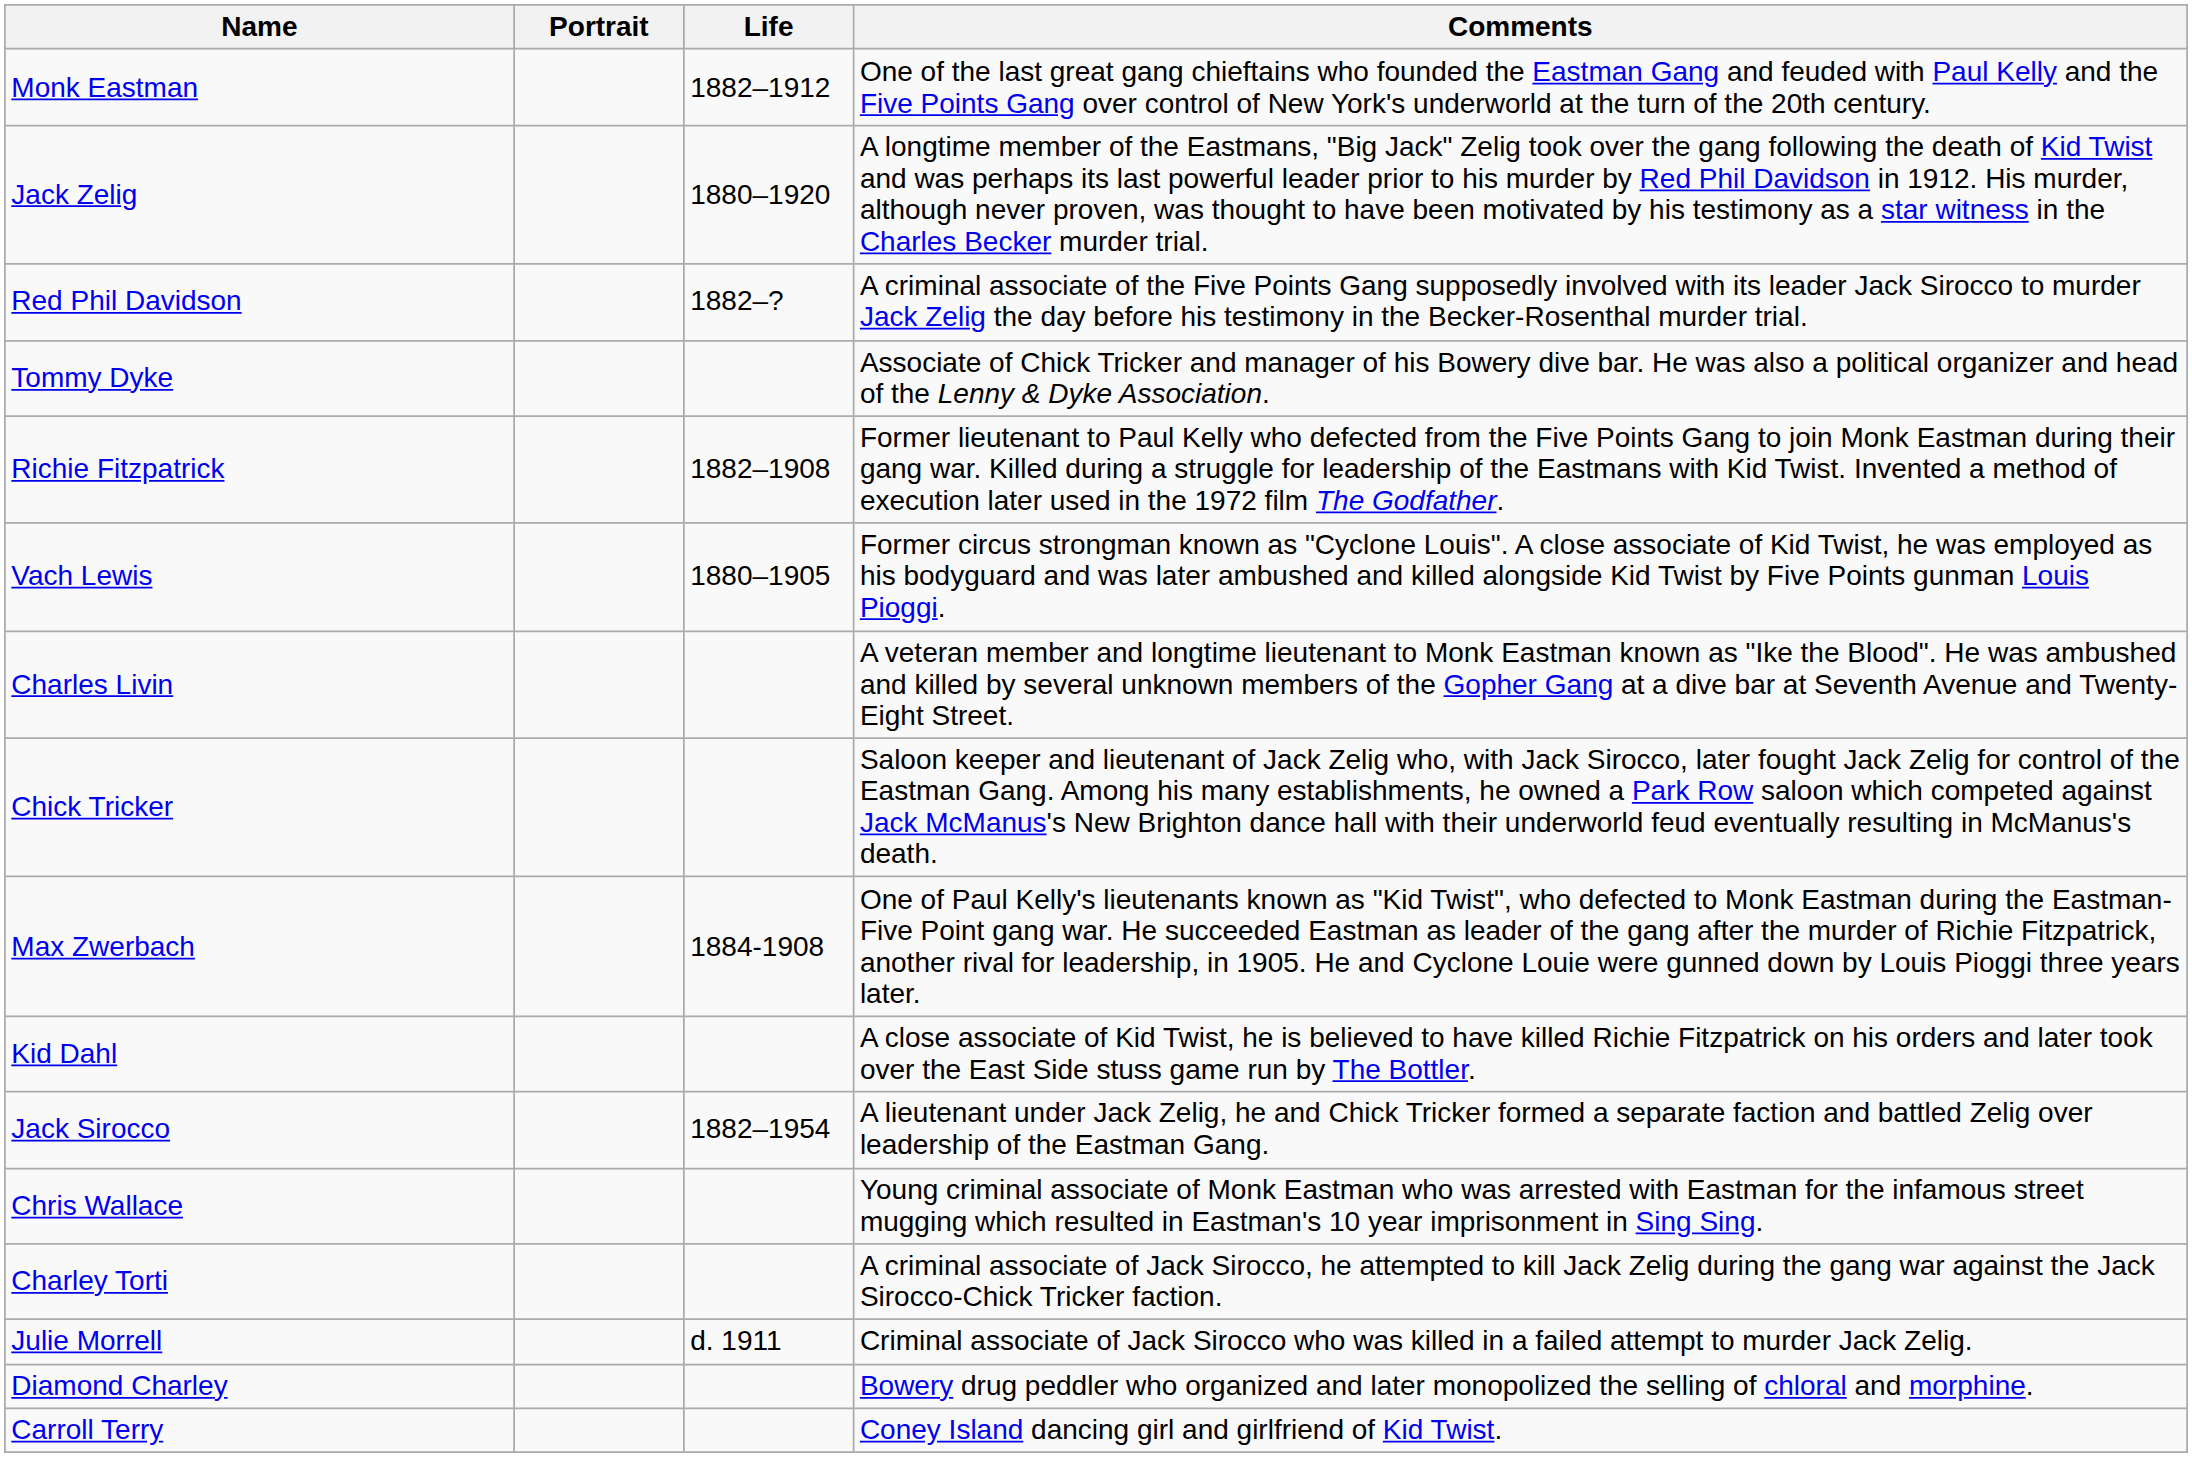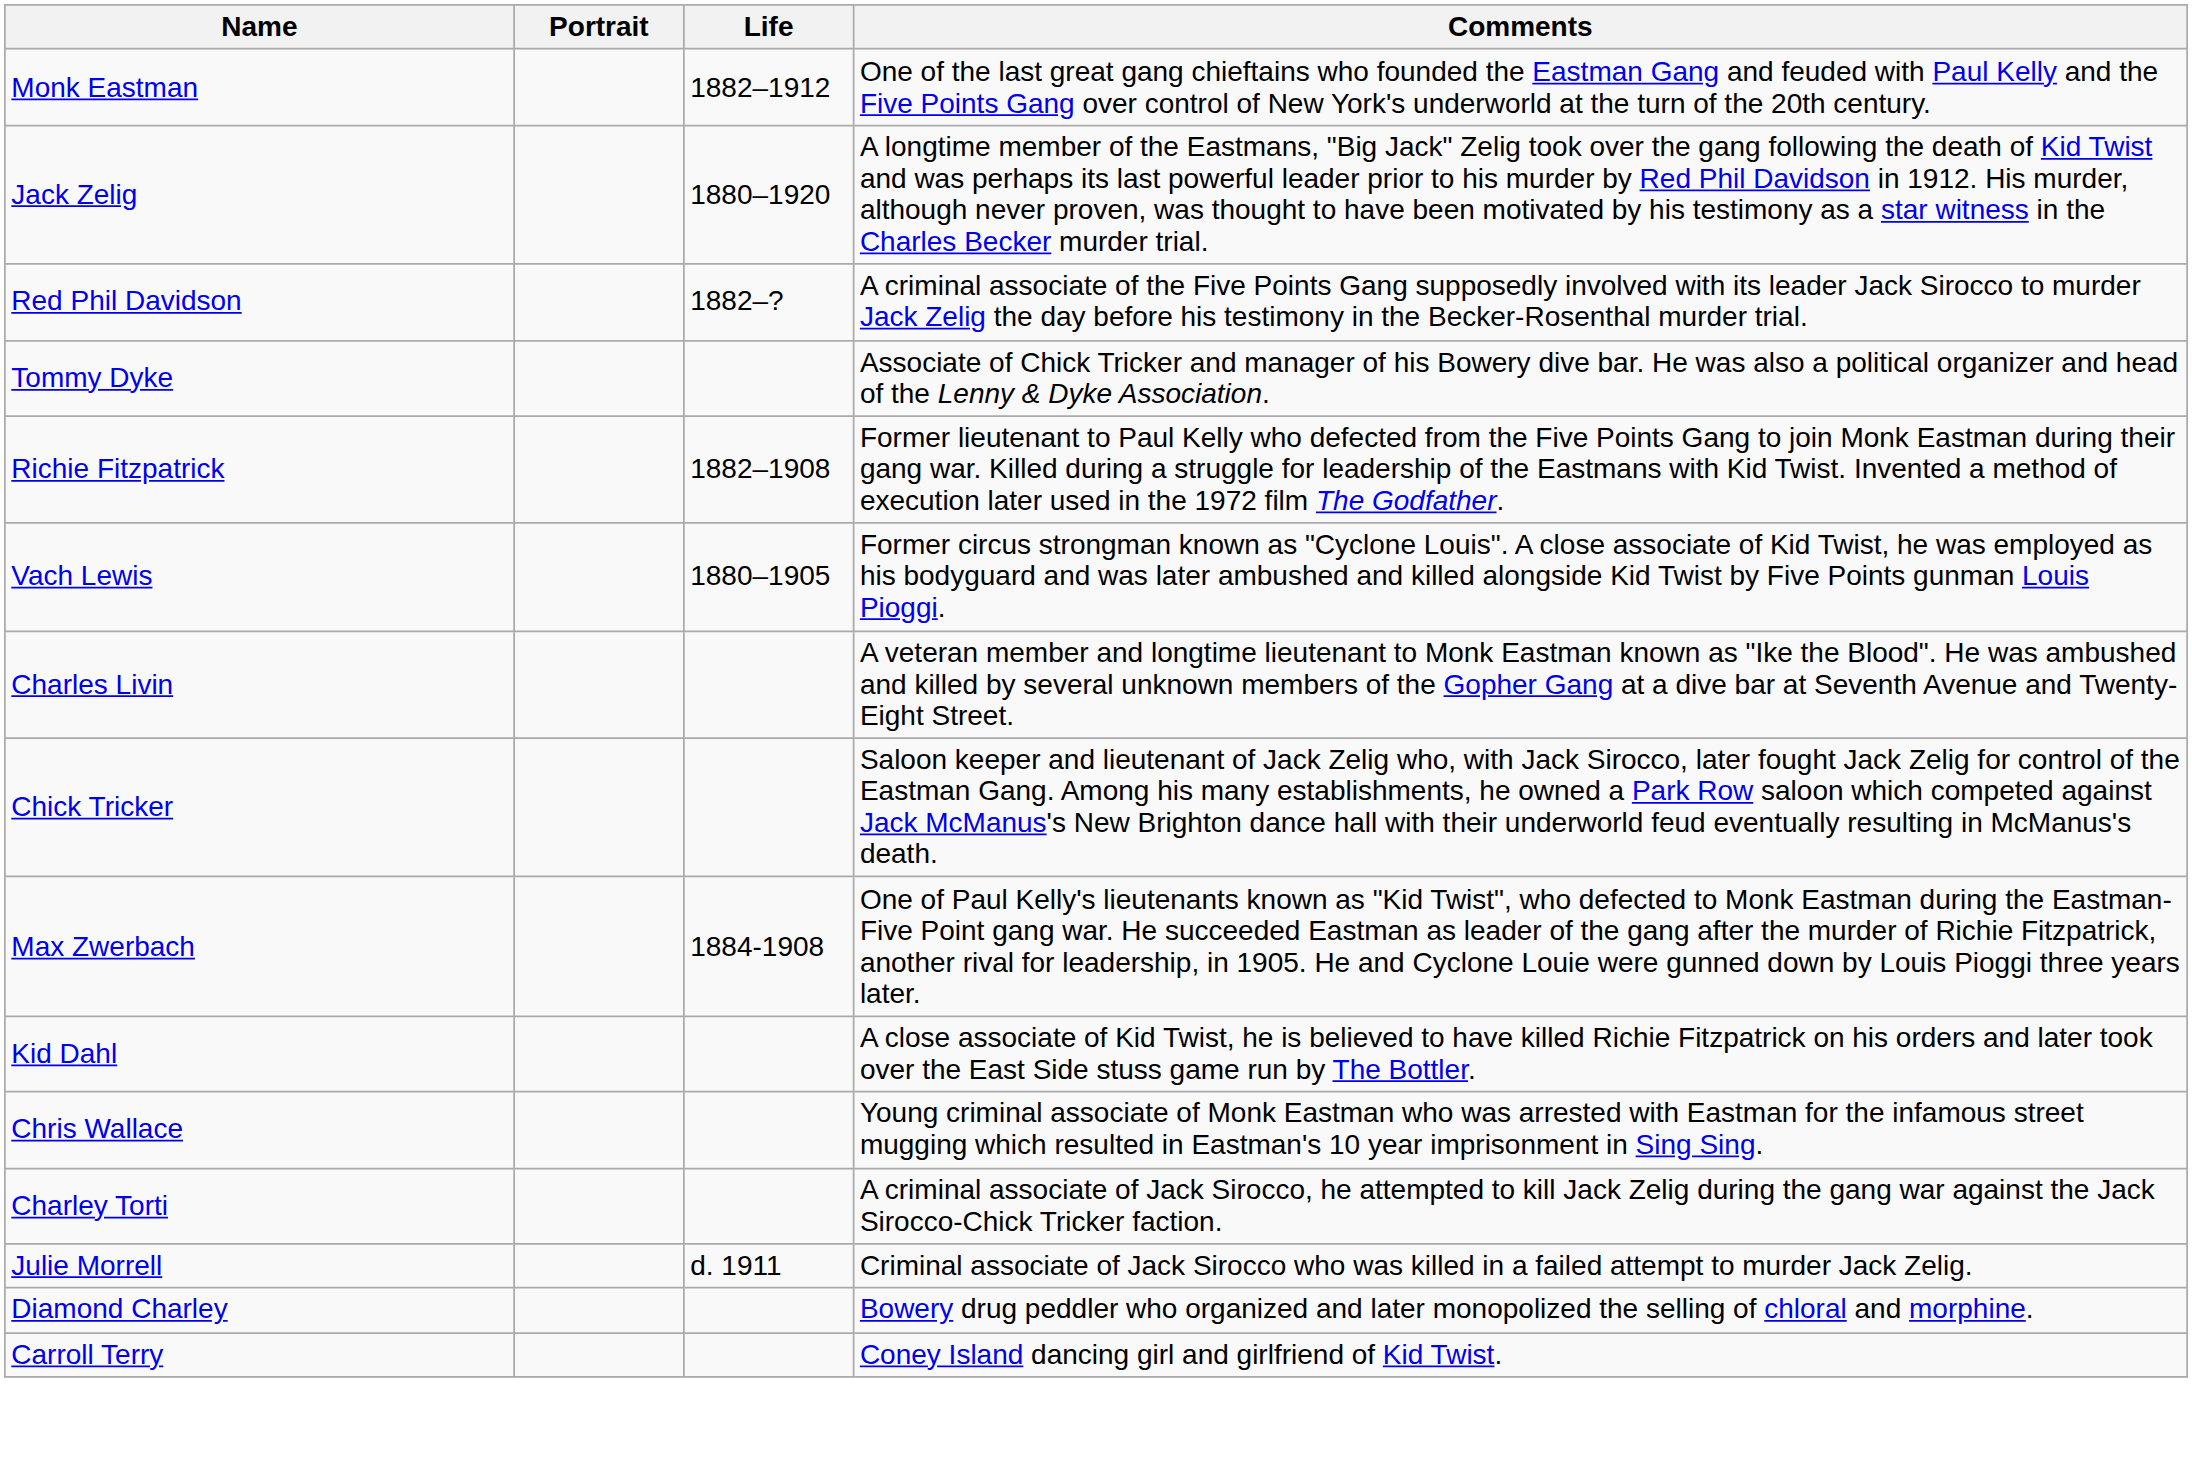- row: (91, 1129)
